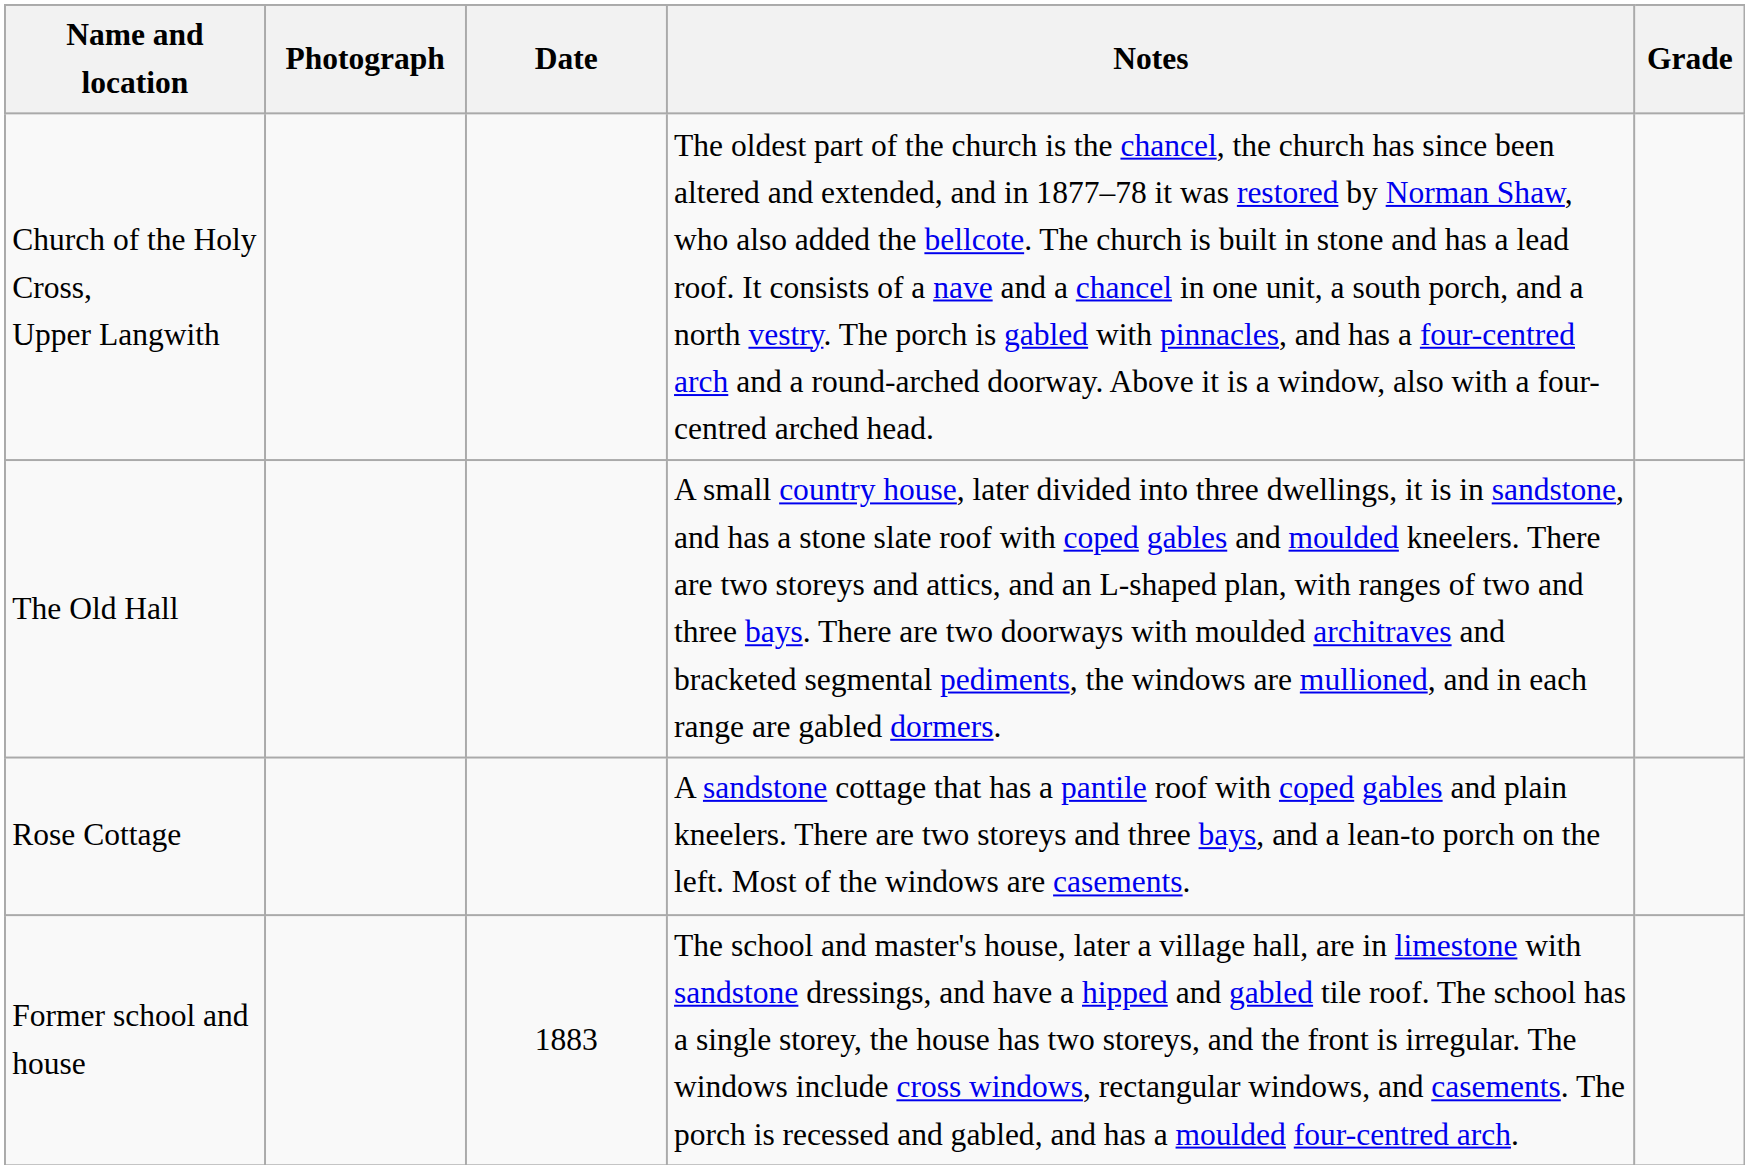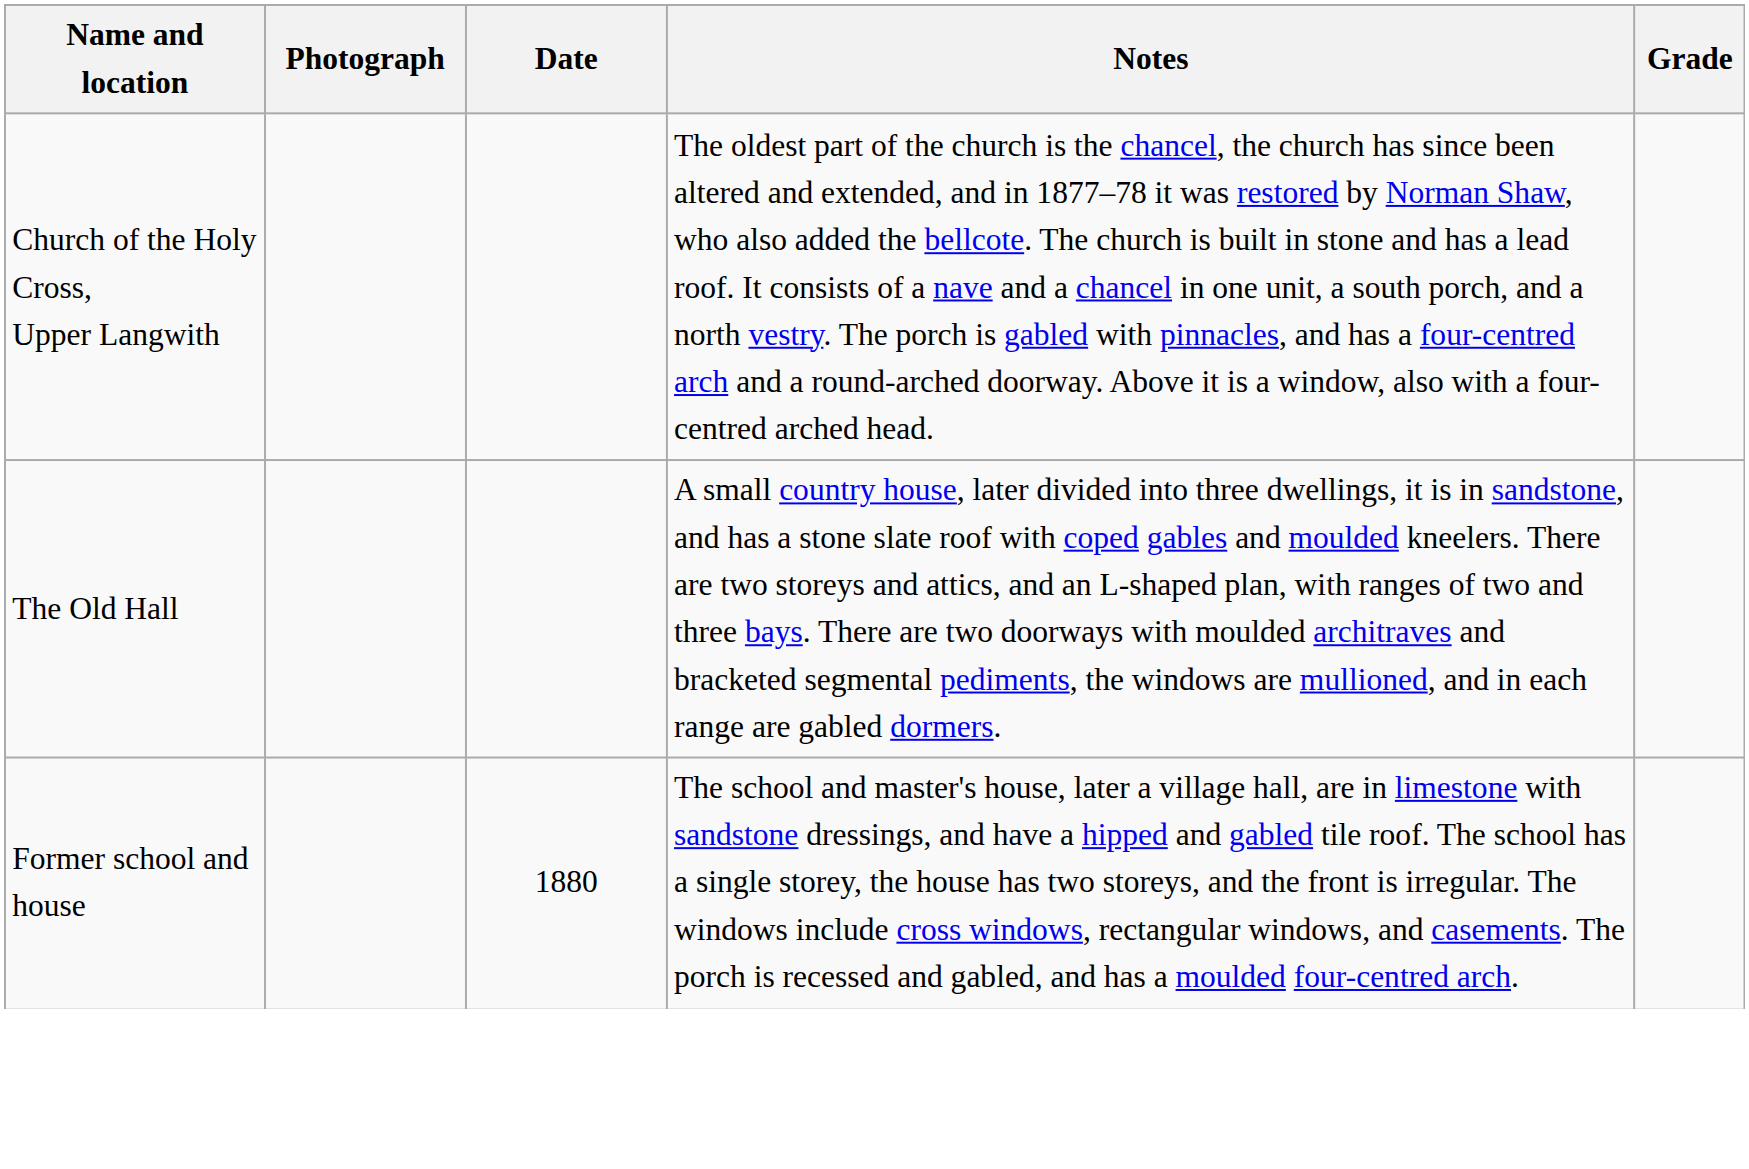- row: (97, 835)
(566, 1039) 1883 -> (566, 882) 1880
